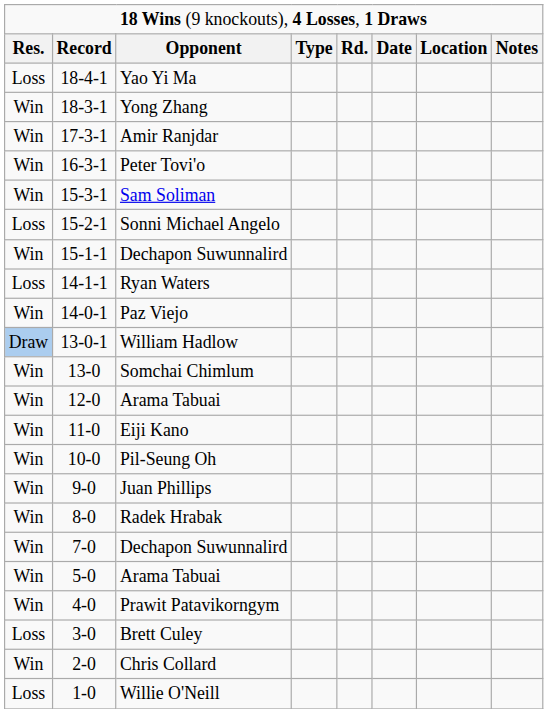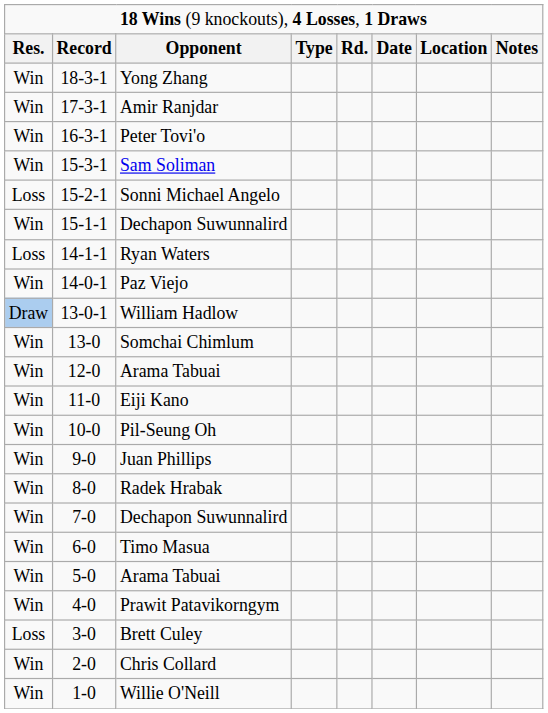- row: (84, 77)
+ row: (84, 547)
(28, 693) Loss -> (28, 693) Win
